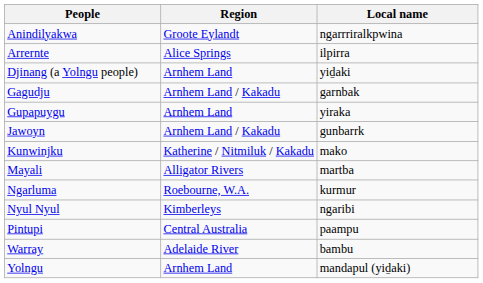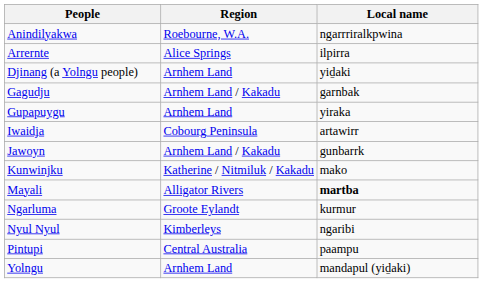(201, 33) Groote Eylandt -> (206, 33) Roebourne, W.A.
+ row: (26, 131)
(337, 170) normal -> (339, 190) bold
(206, 190) Roebourne, W.A. -> (201, 209) Groote Eylandt
- row: (25, 248)
